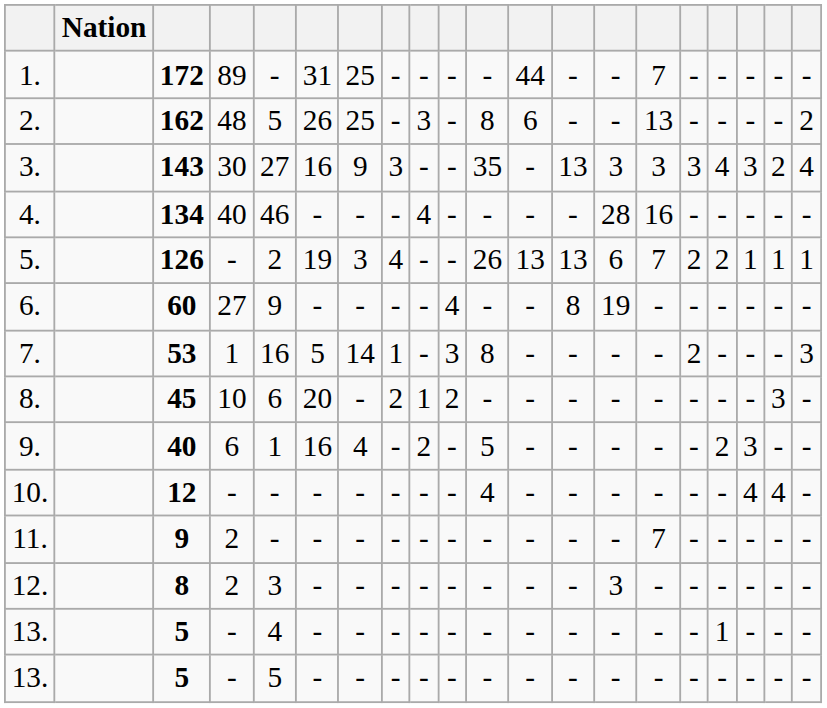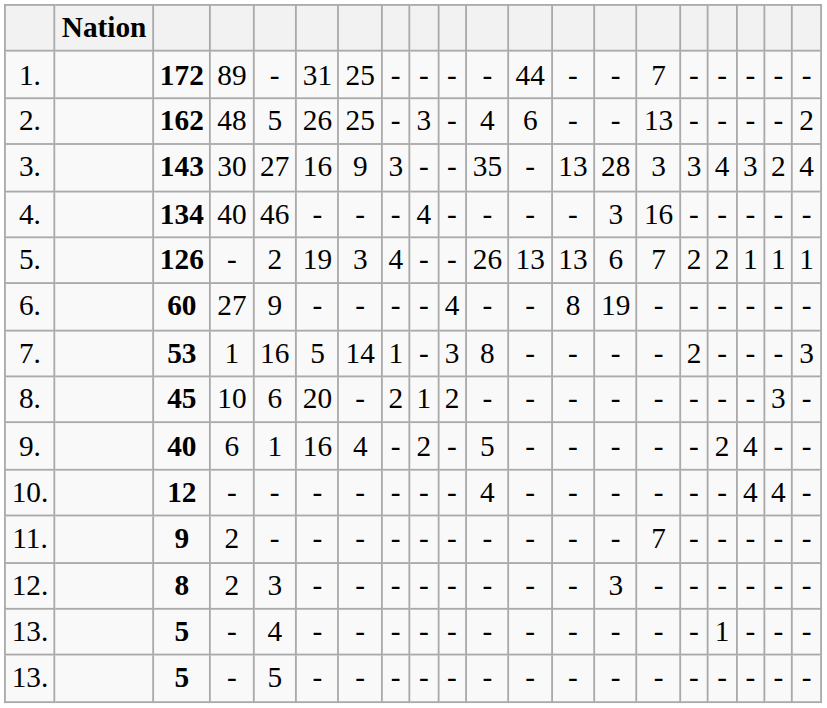(487, 120) 8 -> (487, 120) 4
(616, 167) 3 -> (616, 167) 28
(616, 213) 28 -> (616, 213) 3
(750, 445) 3 -> (750, 445) 4
